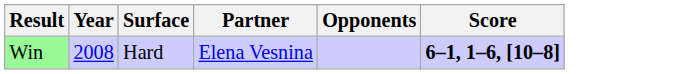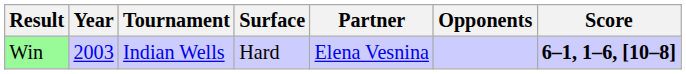+ column: (176, 20)
(94, 52) 2008 -> (94, 52) 2003
